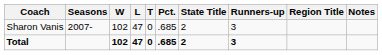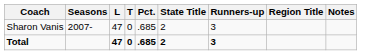- column: (120, 12)
